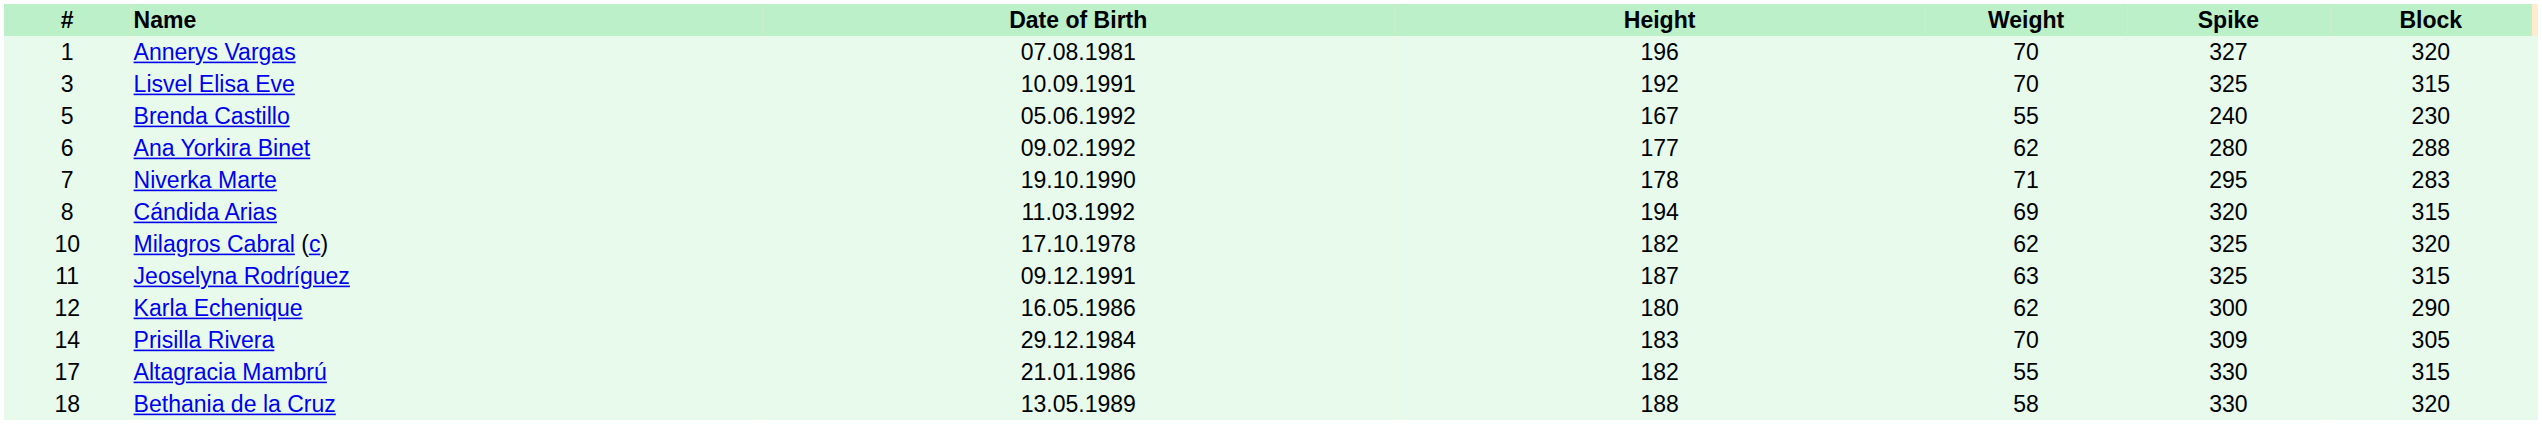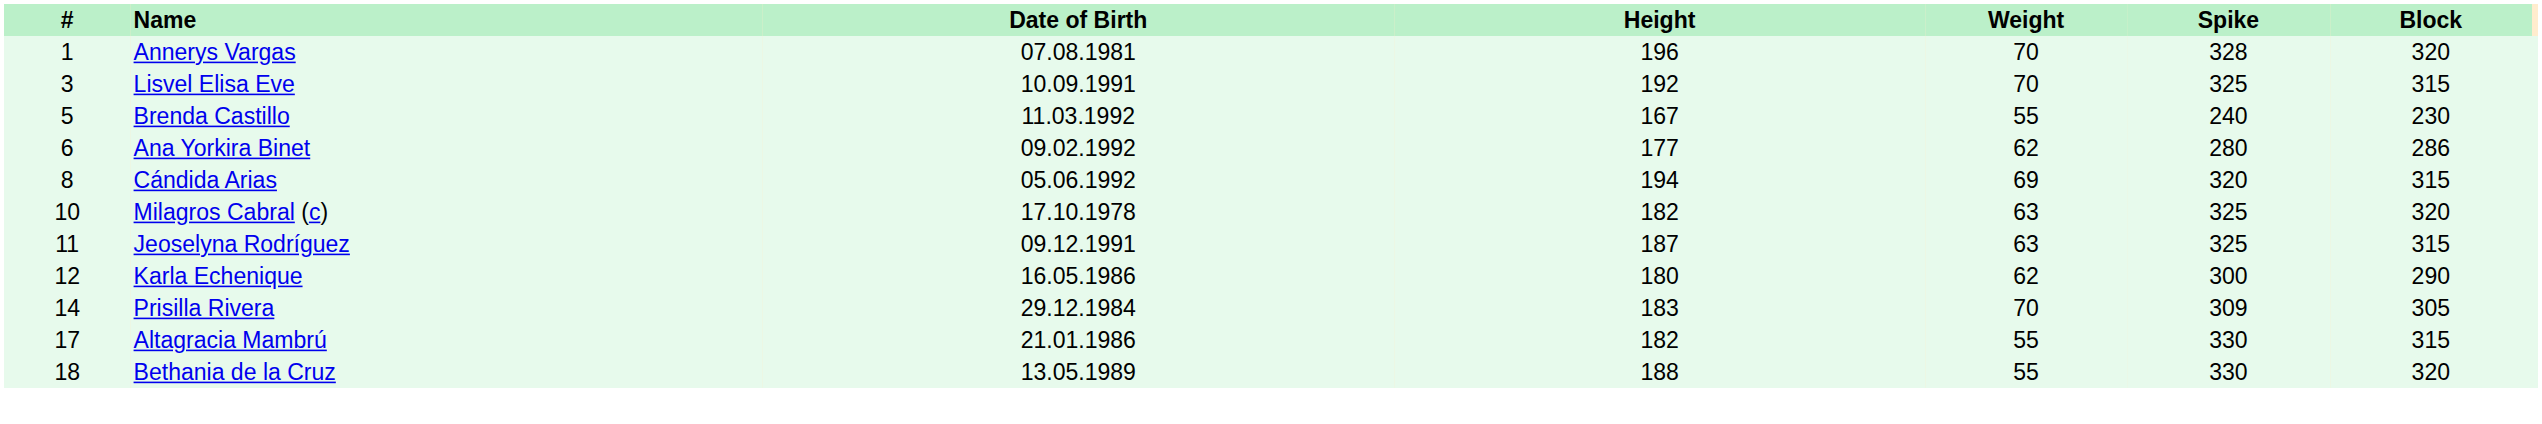(2228, 52) 327 -> (2228, 52) 328
(1078, 116) 05.06.1992 -> (1078, 116) 11.03.1992
(2431, 148) 288 -> (2431, 148) 286
- row: (205, 180)
(1078, 212) 11.03.1992 -> (1078, 180) 05.06.1992
(2026, 244) 62 -> (2026, 212) 63
(2026, 404) 58 -> (2026, 372) 55
